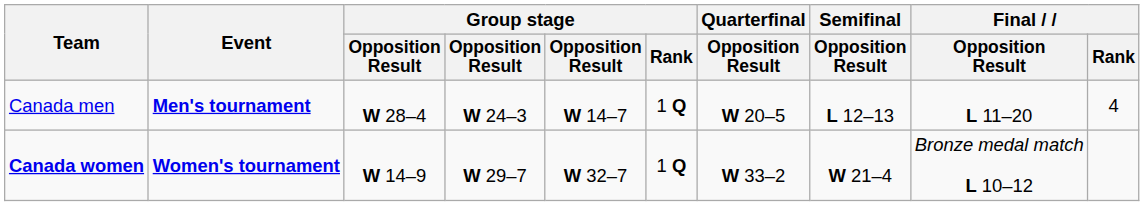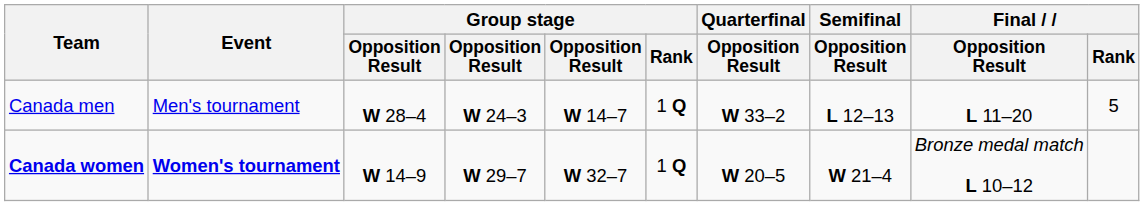(232, 106) bold -> (226, 106) normal
(753, 116) W 20–5 -> (753, 116) W 33–2
(1114, 106) 4 -> (1114, 106) 5
(753, 176) W 33–2 -> (753, 176) W 20–5
